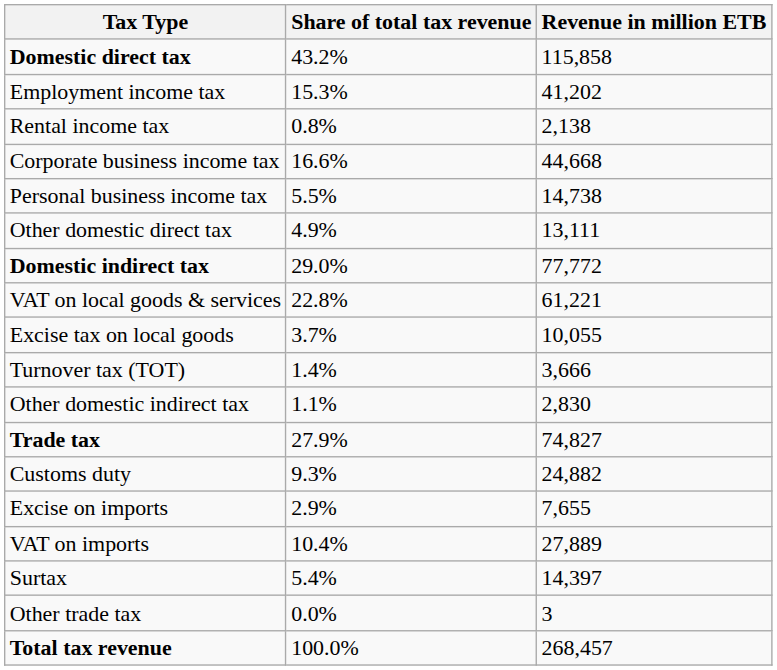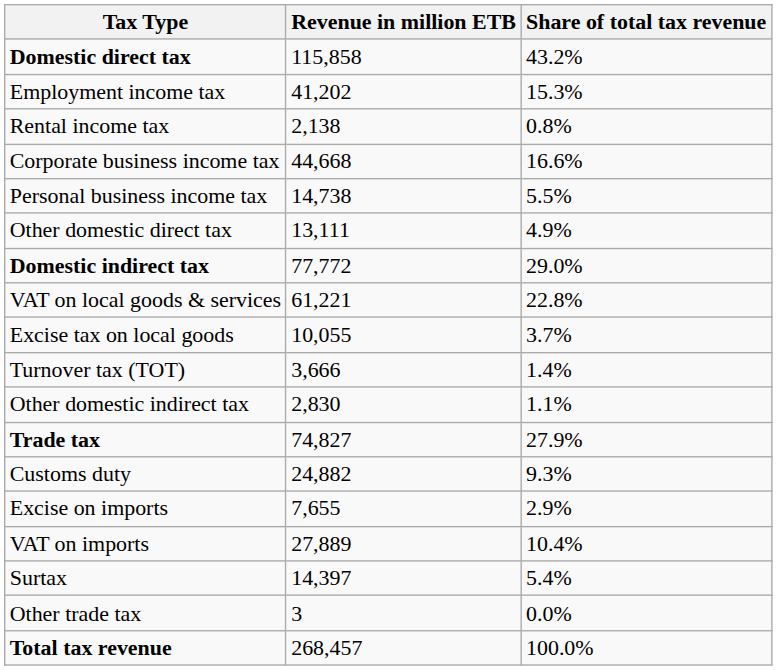columns swapped: (654, 21) <-> (411, 21)
